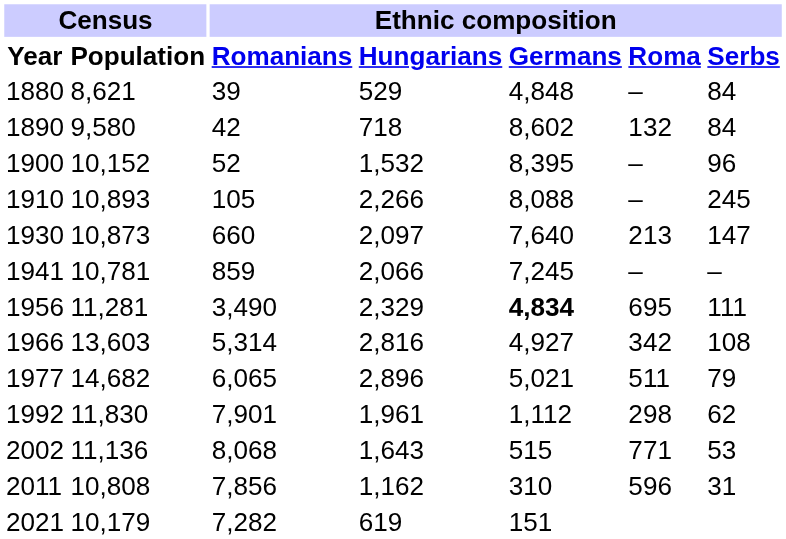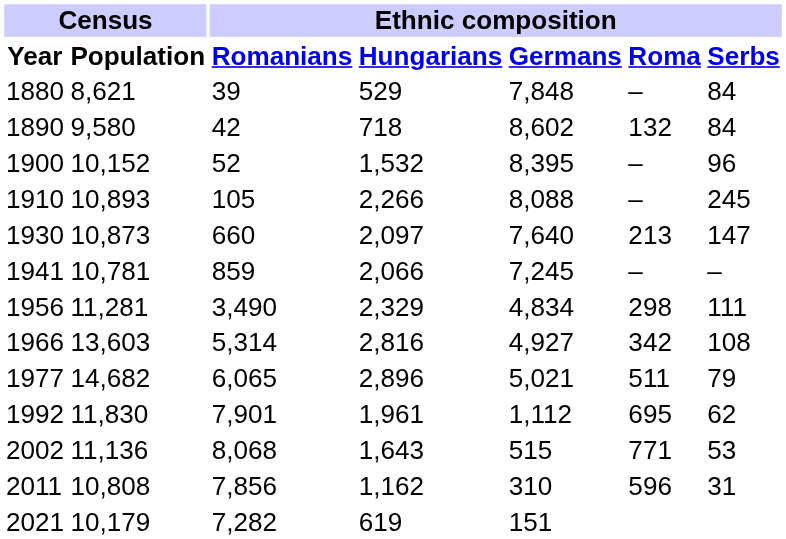(541, 91) 4,848 -> (541, 91) 7,848
(541, 307) bold -> (541, 307) normal
(650, 307) 695 -> (650, 307) 298
(650, 414) 298 -> (650, 414) 695
